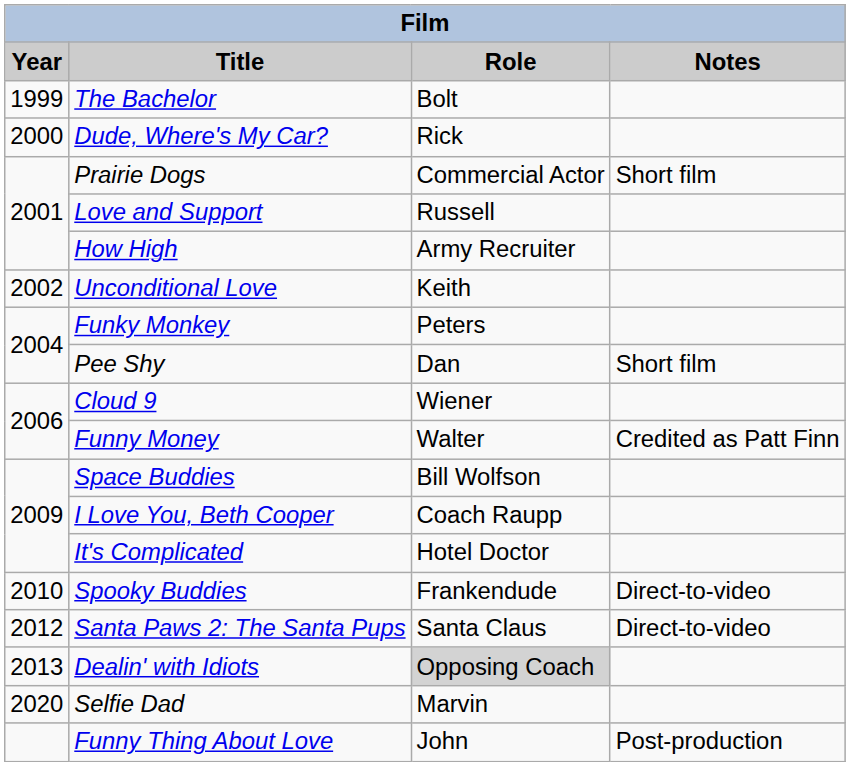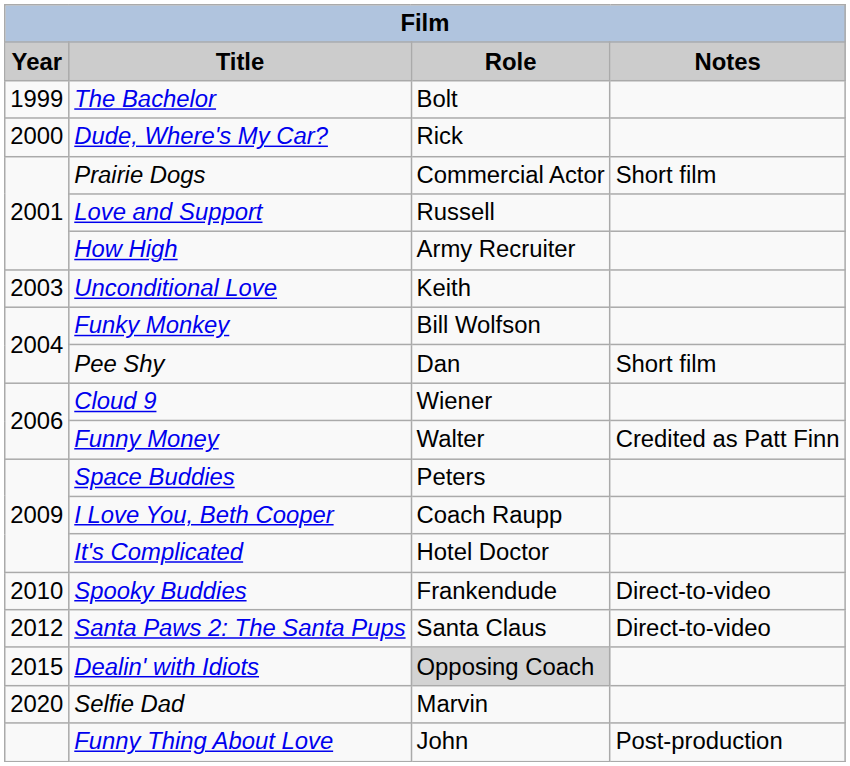(37, 288) 2002 -> (37, 288) 2003
(451, 325) Peters -> (479, 325) Bill Wolfson
(479, 477) Bill Wolfson -> (451, 477) Peters
(37, 666) 2013 -> (37, 666) 2015
